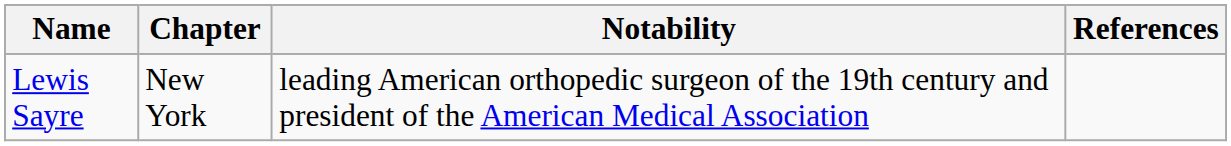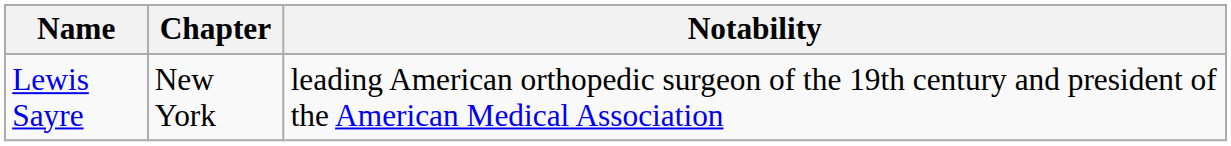- column: (1146, 29)
